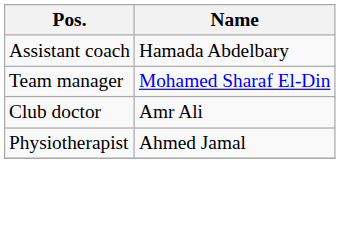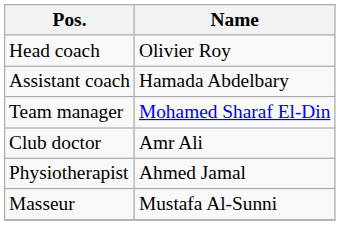+ row: (54, 50)
+ row: (42, 204)
